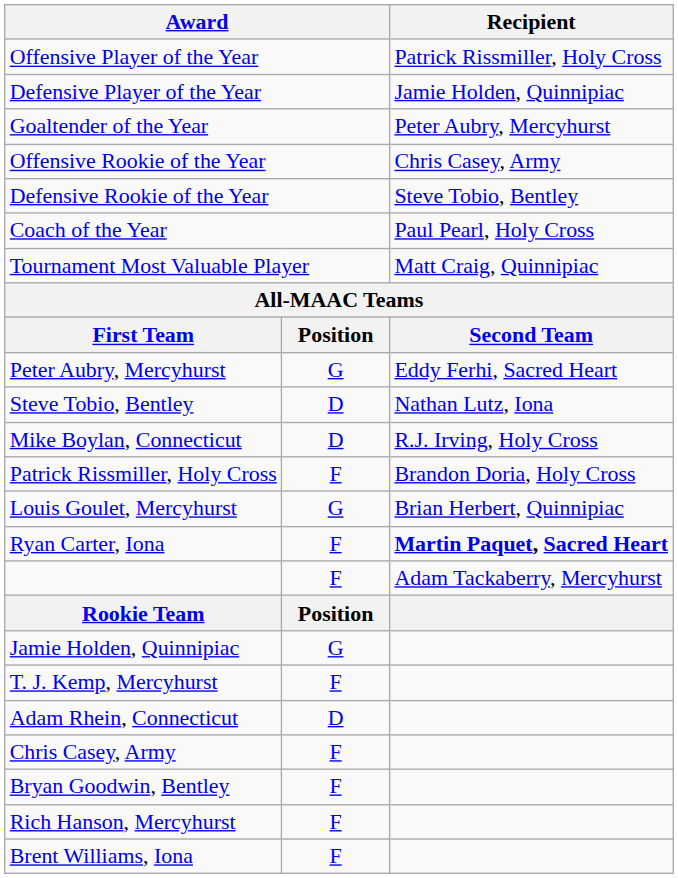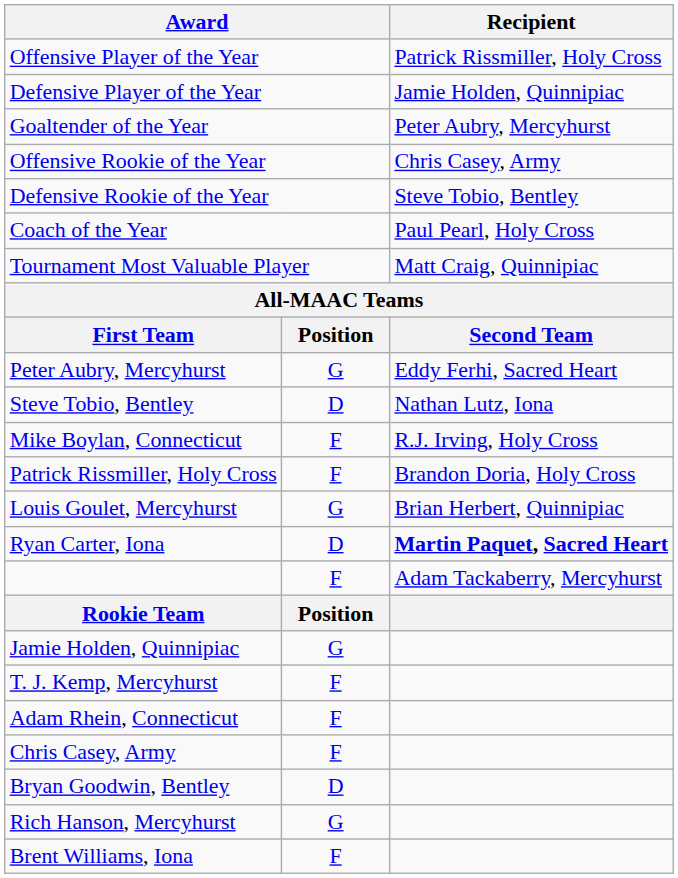(336, 439) D -> (336, 439) F
(336, 543) F -> (336, 543) D
(336, 717) D -> (336, 717) F
(336, 786) F -> (336, 786) D
(336, 821) F -> (336, 821) G
